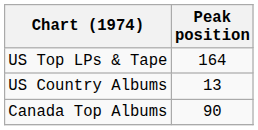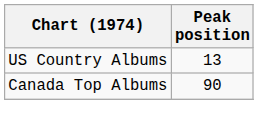- row: (88, 61)
